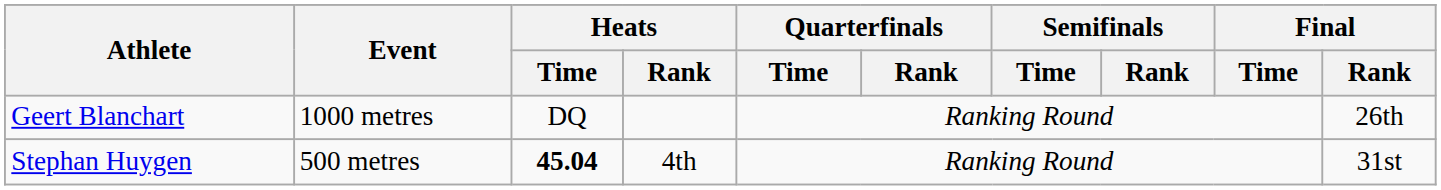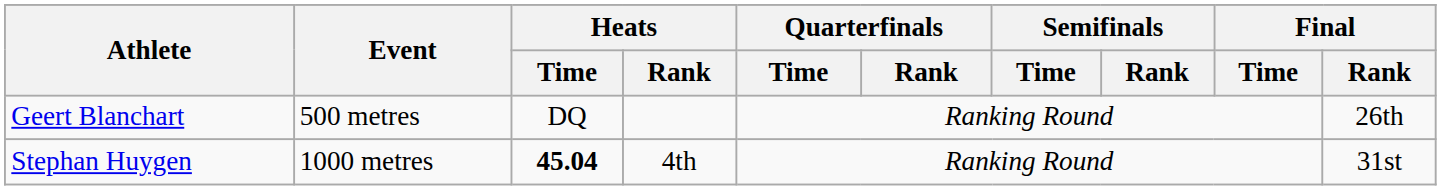(367, 117) 1000 metres -> (360, 117) 500 metres
(360, 161) 500 metres -> (367, 161) 1000 metres
